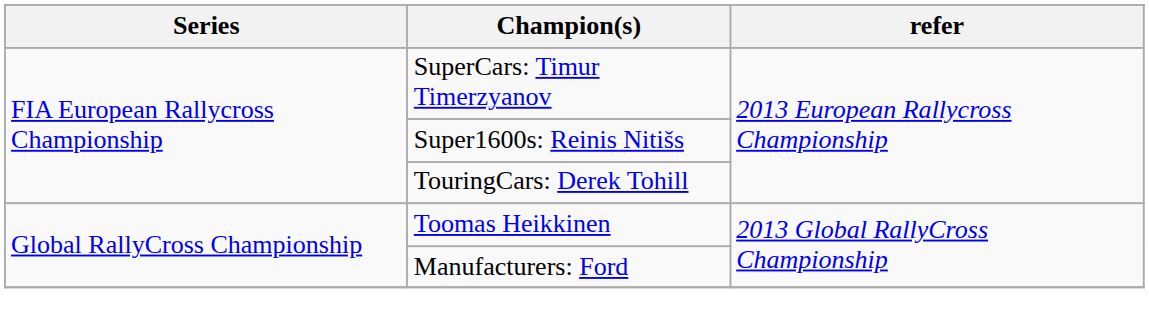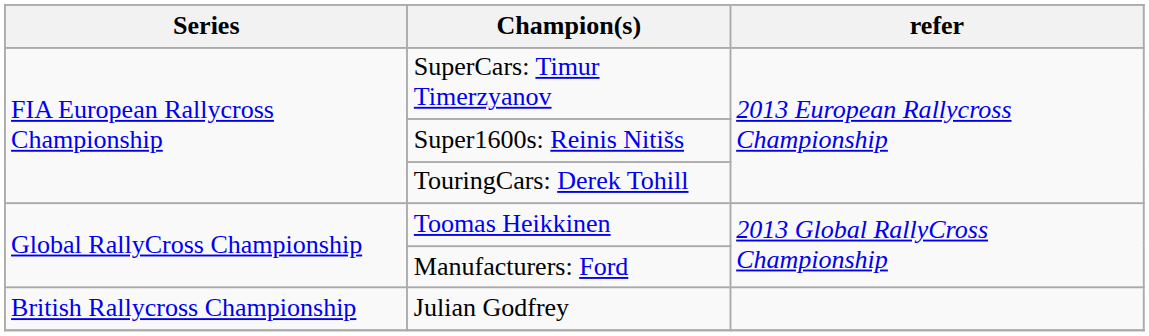+ row: (491, 308)
